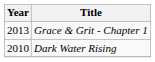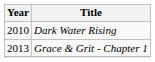rows swapped: (75, 48) <-> (91, 30)
